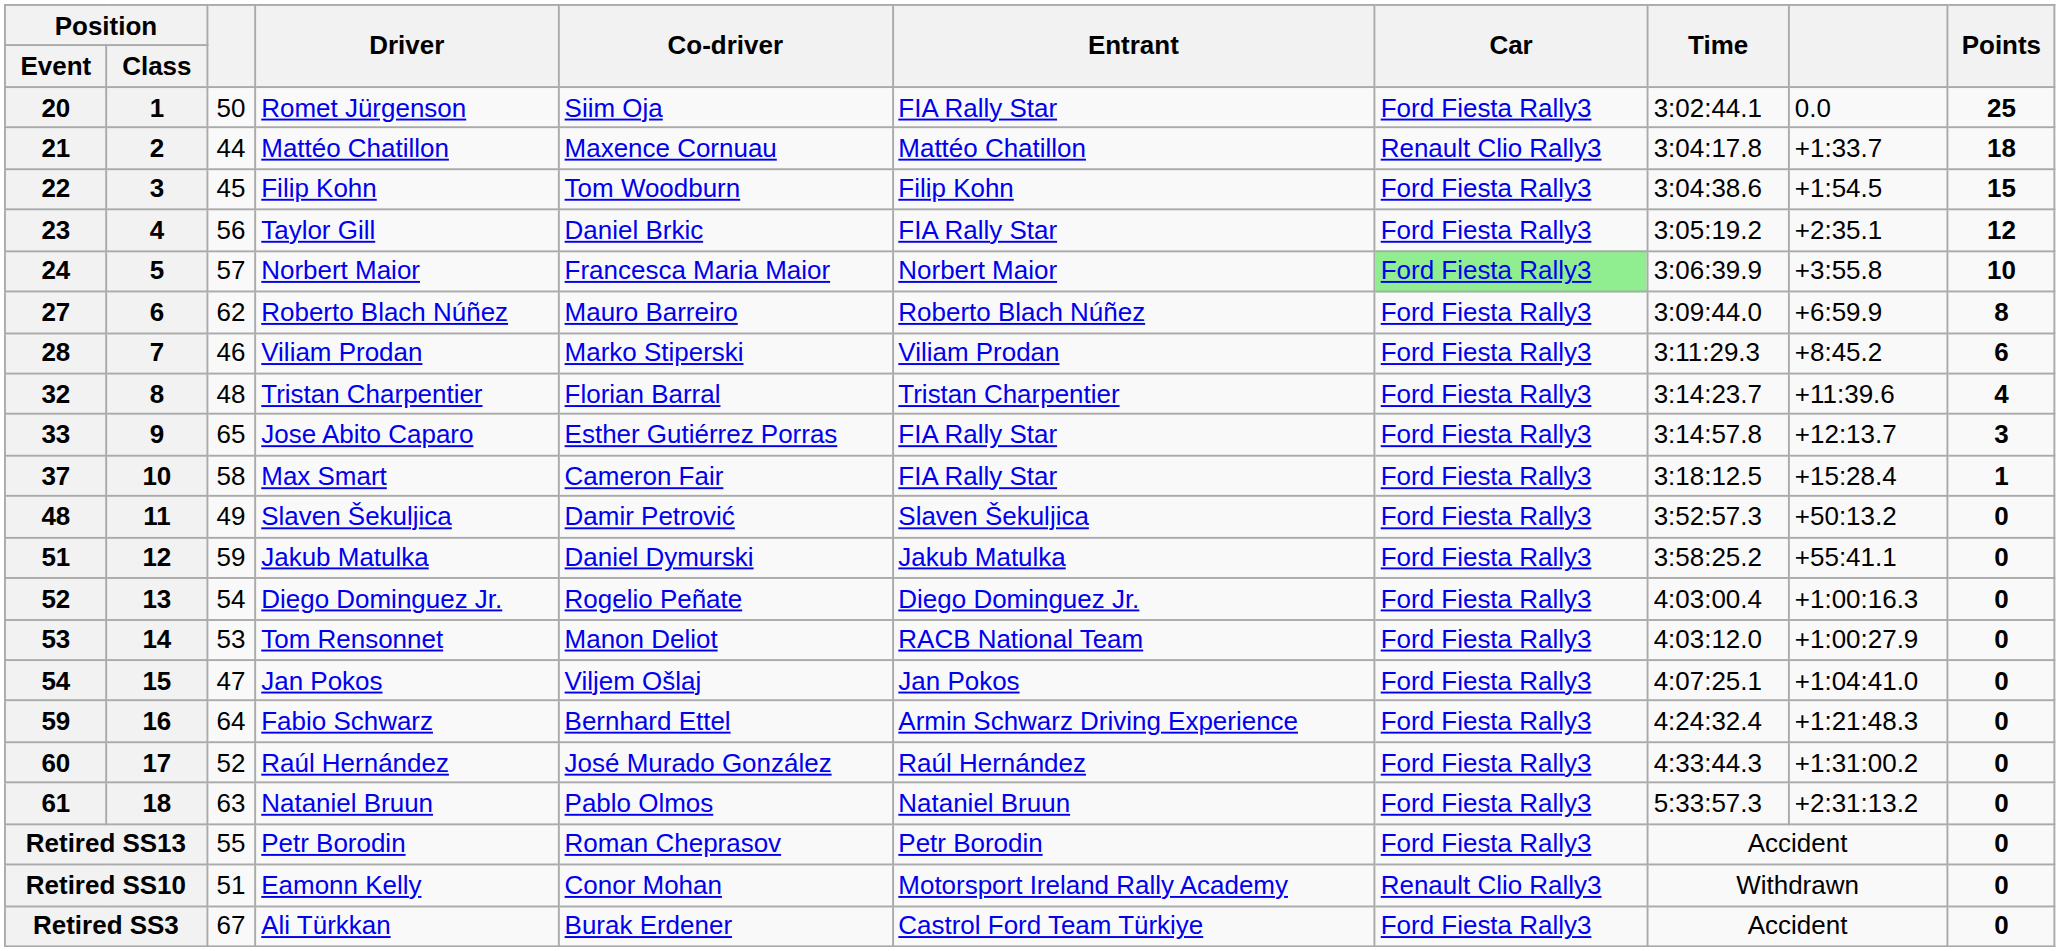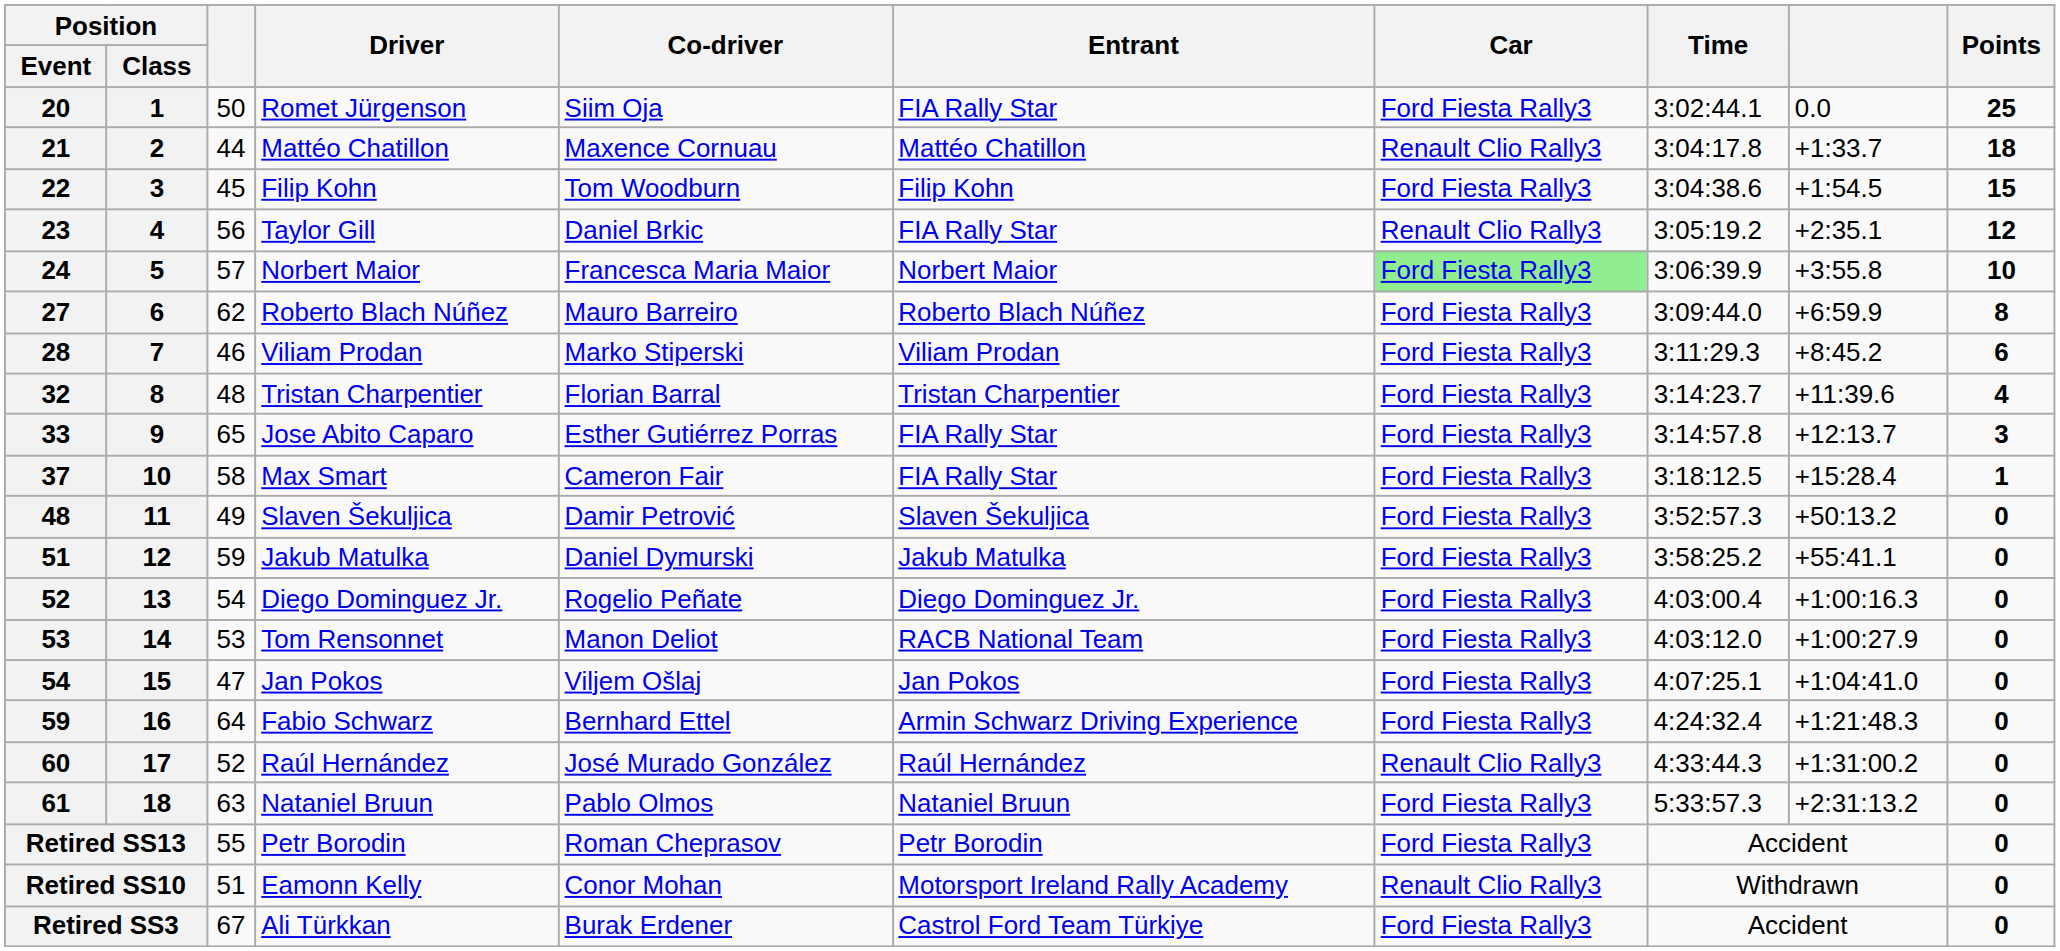(1486, 230) Ford Fiesta Rally3 -> (1491, 230) Renault Clio Rally3
(1486, 762) Ford Fiesta Rally3 -> (1491, 762) Renault Clio Rally3
